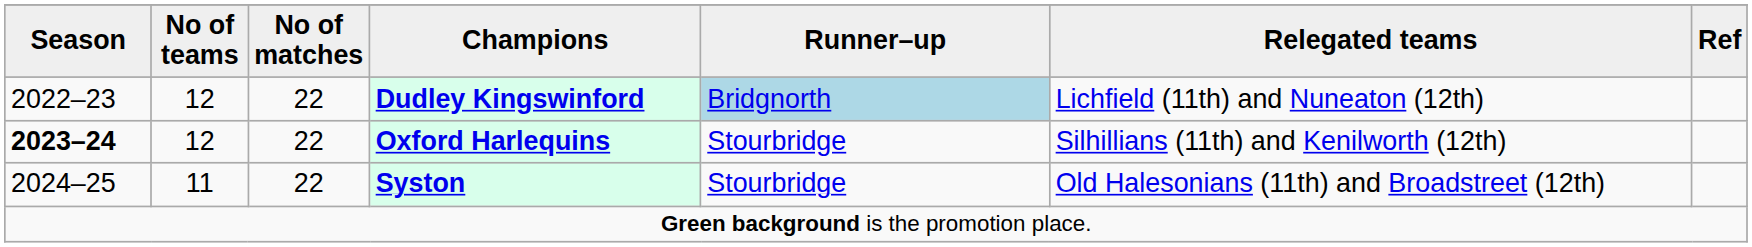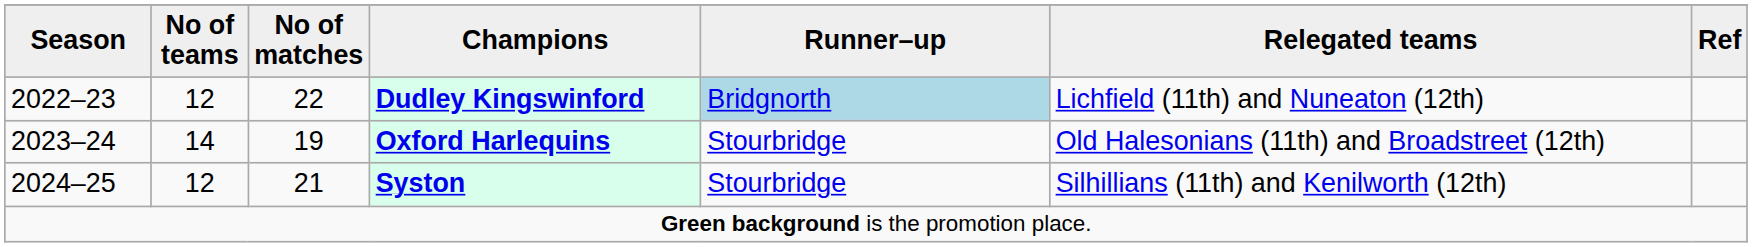(63, 141) bold -> (63, 141) normal
(200, 141) 12 -> (200, 141) 14
(309, 141) 22 -> (309, 141) 19
(1281, 141) Silhillians (11th) and Kenilworth (12th) -> (1330, 141) Old Halesonians (11th) and Broadstreet (12th)
(200, 183) 11 -> (200, 183) 12
(309, 183) 22 -> (309, 183) 21
(1330, 183) Old Halesonians (11th) and Broadstreet (12th) -> (1281, 183) Silhillians (11th) and Kenilworth (12th)
